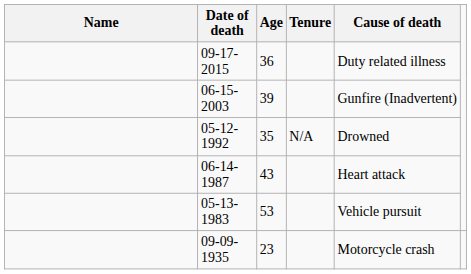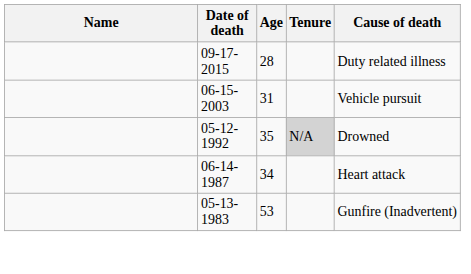(267, 61) 36 -> (267, 61) 28
(267, 98) 39 -> (267, 98) 31
(397, 98) Gunfire (Inadvertent) -> (379, 98) Vehicle pursuit
(301, 136) no background -> (301, 136) lightgrey background
(267, 174) 43 -> (267, 174) 34
(379, 212) Vehicle pursuit -> (397, 212) Gunfire (Inadvertent)
- row: (220, 249)
